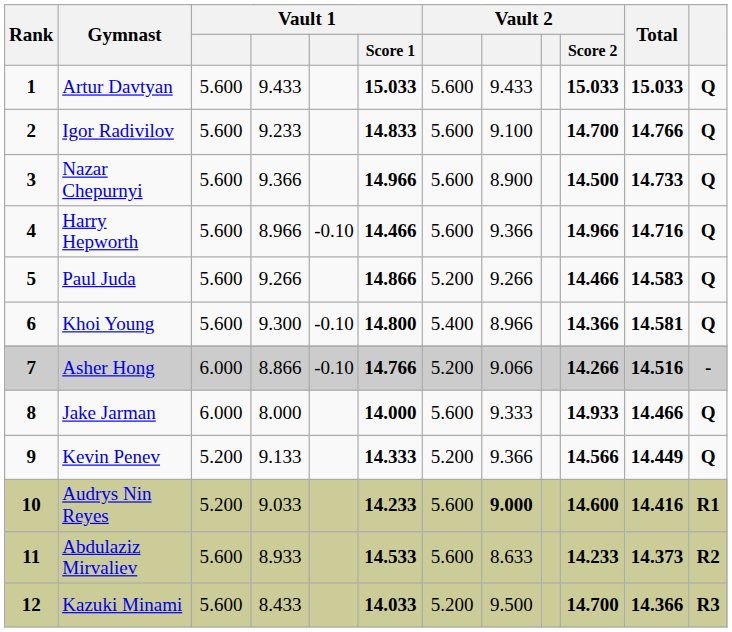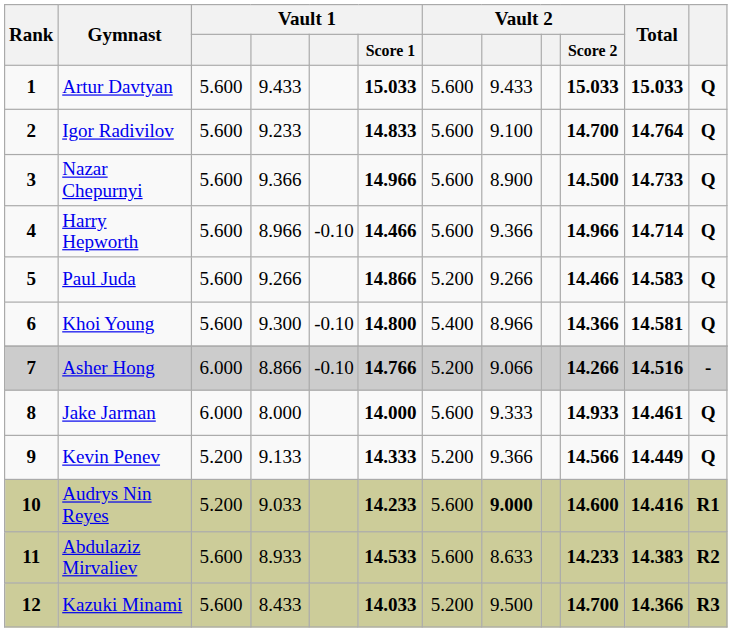(657, 131) 14.766 -> (657, 131) 14.764
(657, 231) 14.716 -> (657, 231) 14.714
(657, 412) 14.466 -> (657, 412) 14.461
(657, 556) 14.373 -> (657, 556) 14.383
